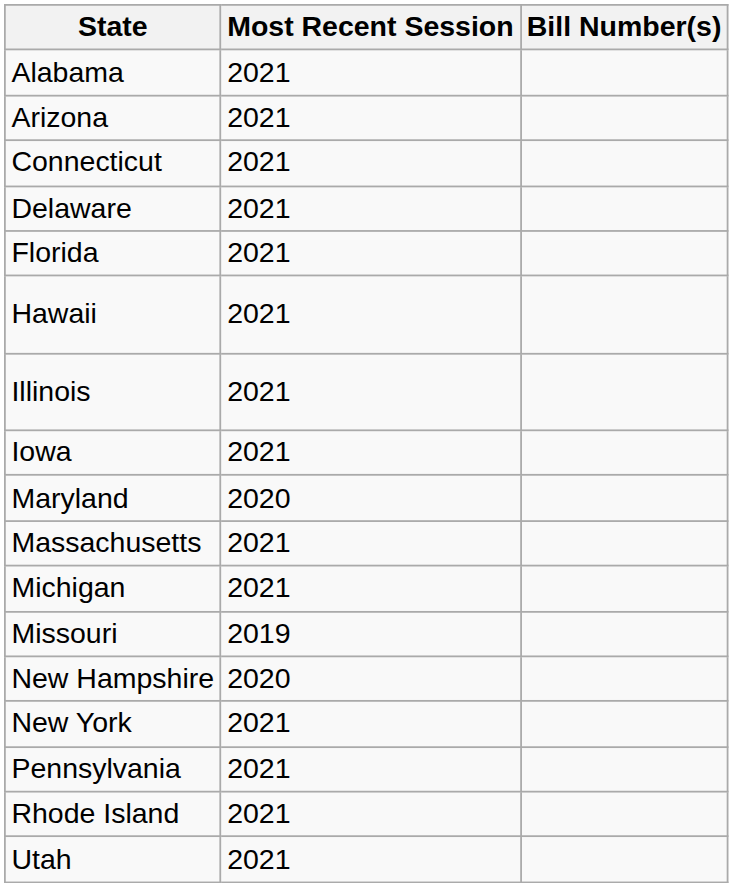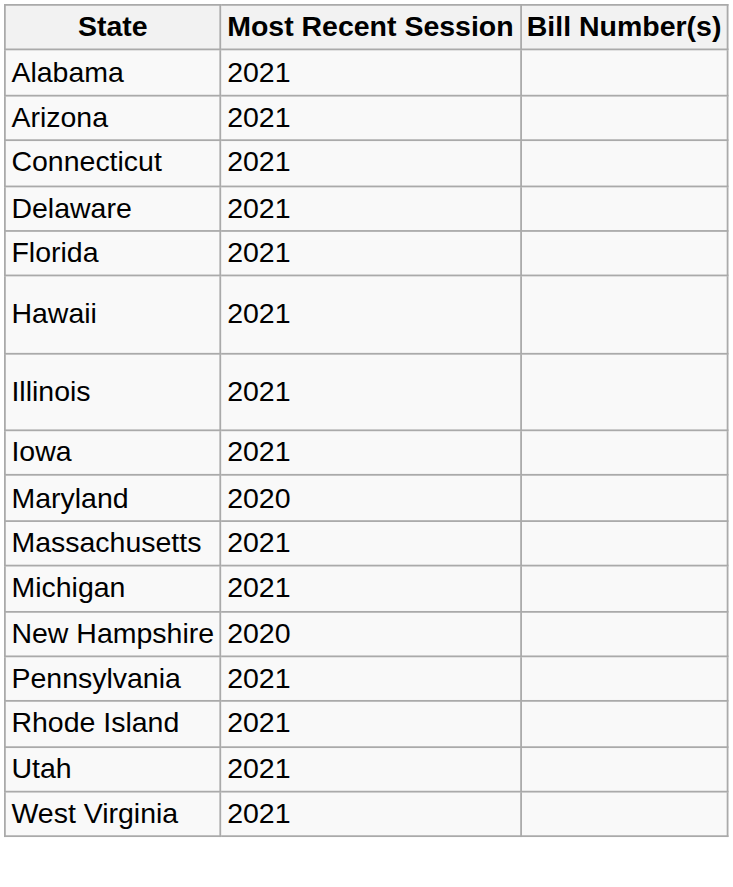- row: (64, 633)
- row: (72, 723)
+ row: (95, 813)
